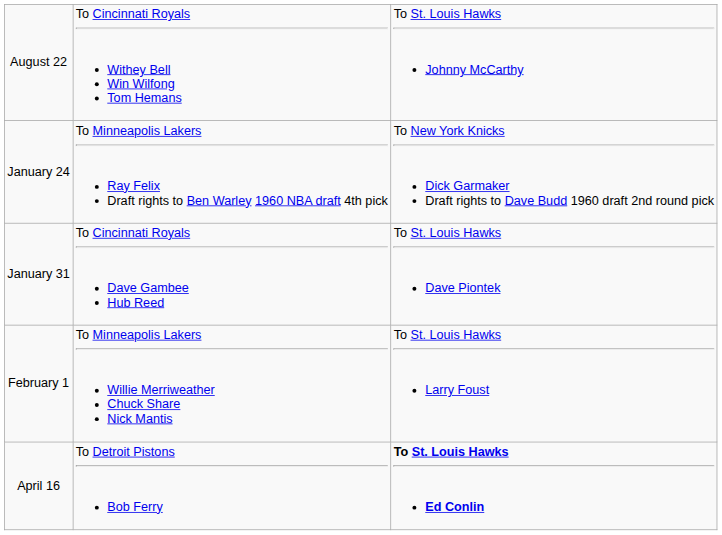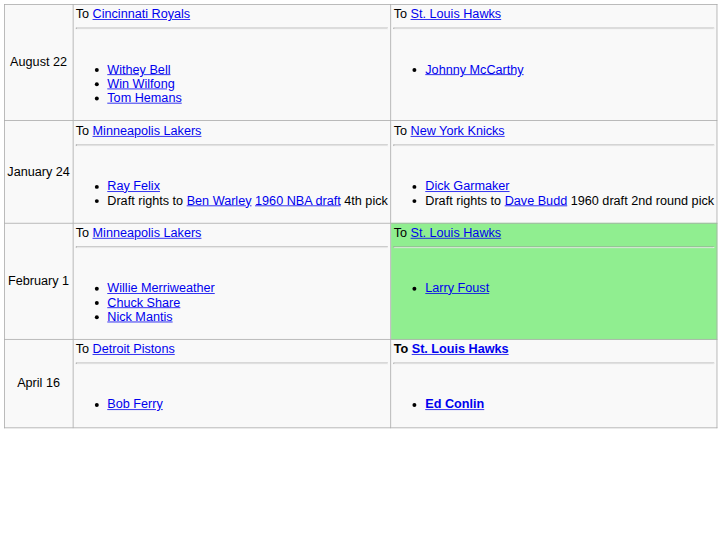- row: (39, 274)
(554, 363) no background -> (554, 261) lightgreen background
